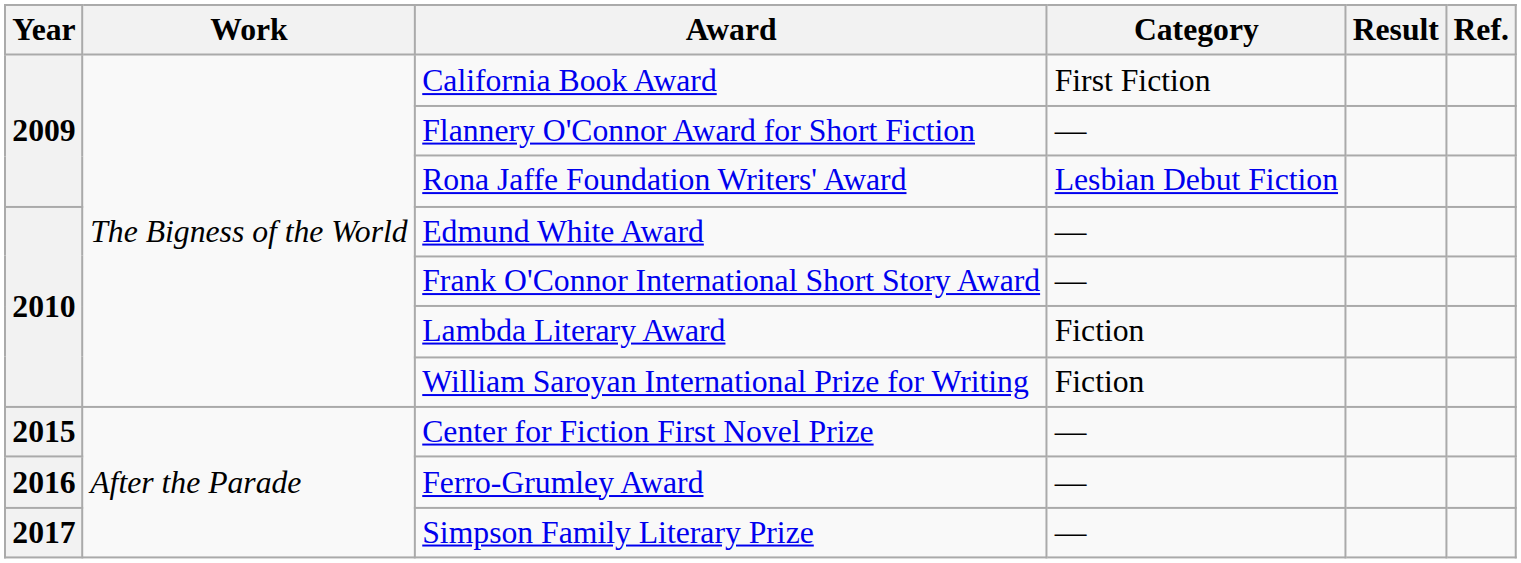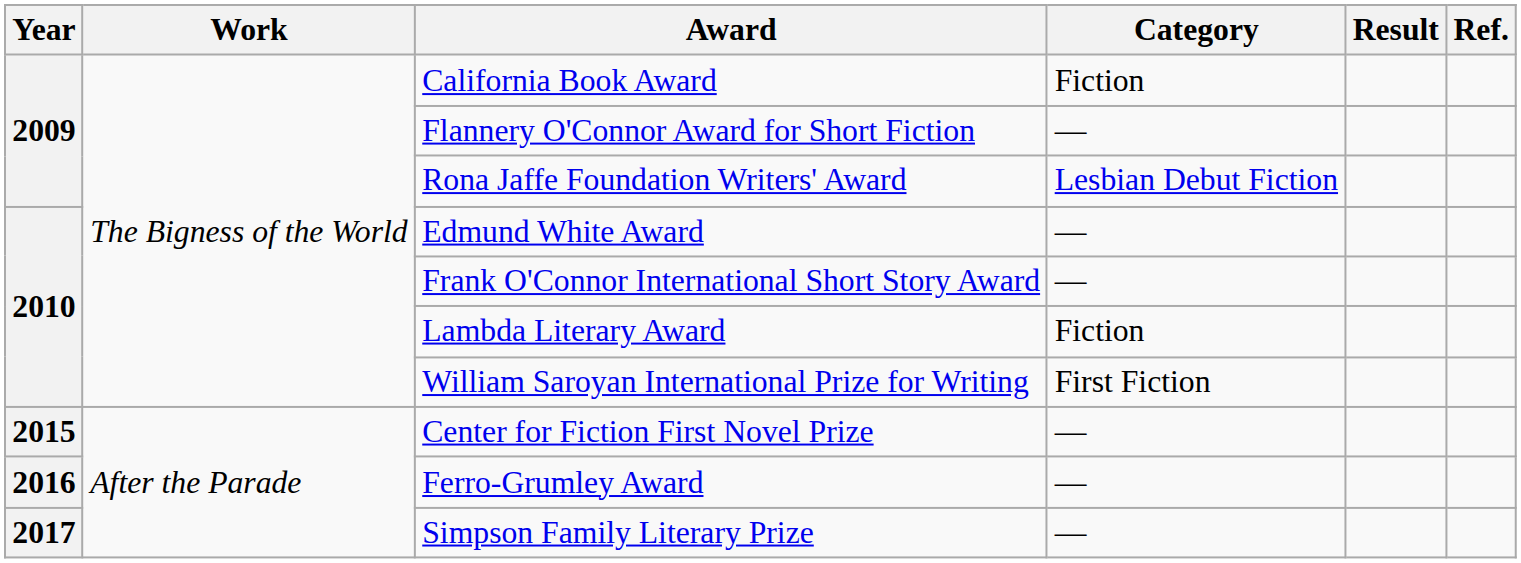(1133, 79) First Fiction -> (1100, 79) Fiction
(1100, 381) Fiction -> (1133, 381) First Fiction
